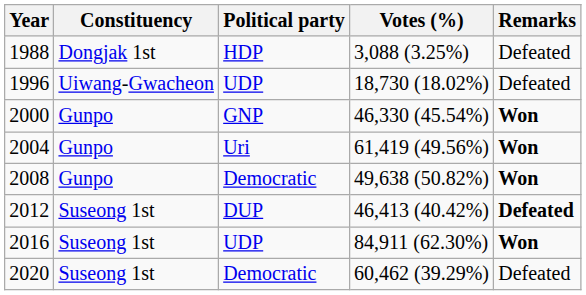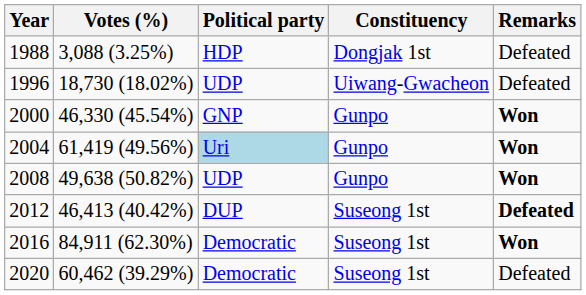columns swapped: (136, 20) <-> (422, 20)
(237, 147) no background -> (216, 147) lightblue background
(270, 178) Democratic -> (223, 178) UDP
(243, 242) UDP -> (249, 242) Democratic
